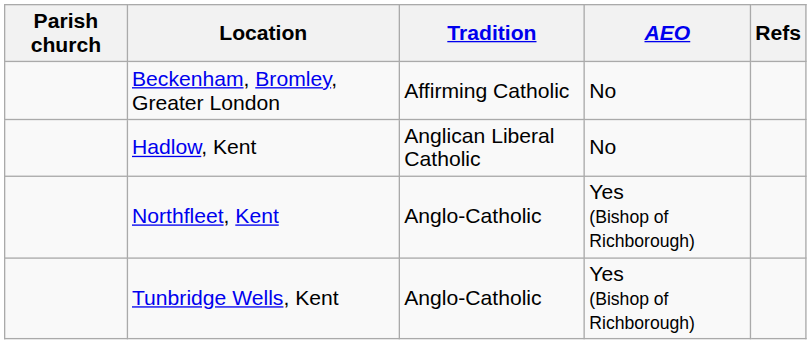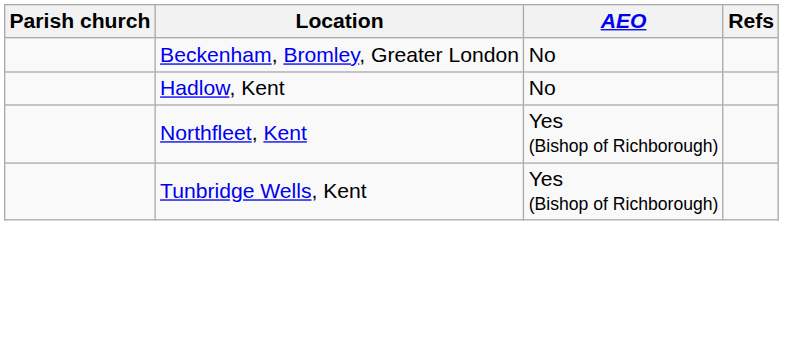- column: (492, 33)
